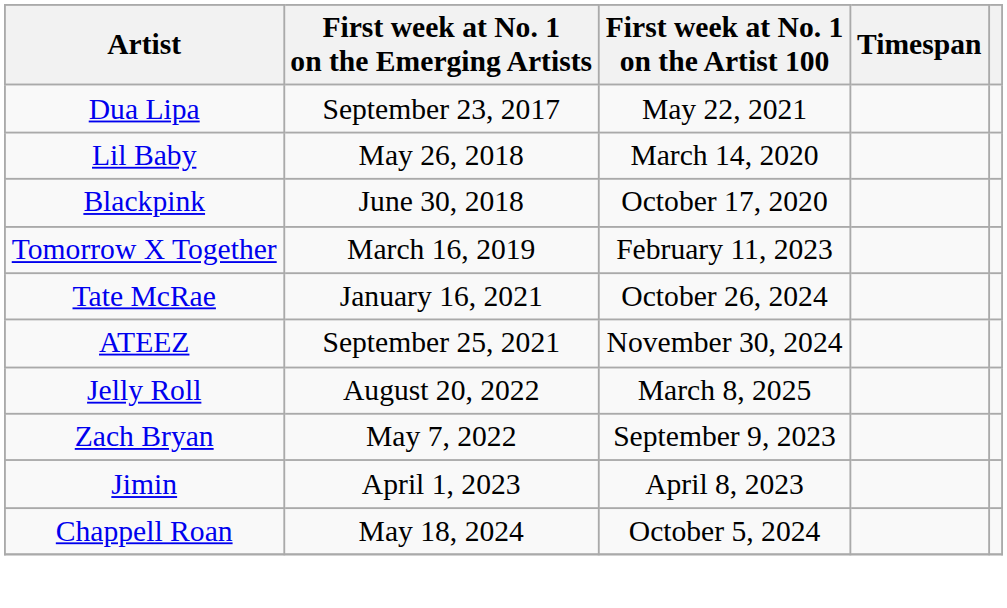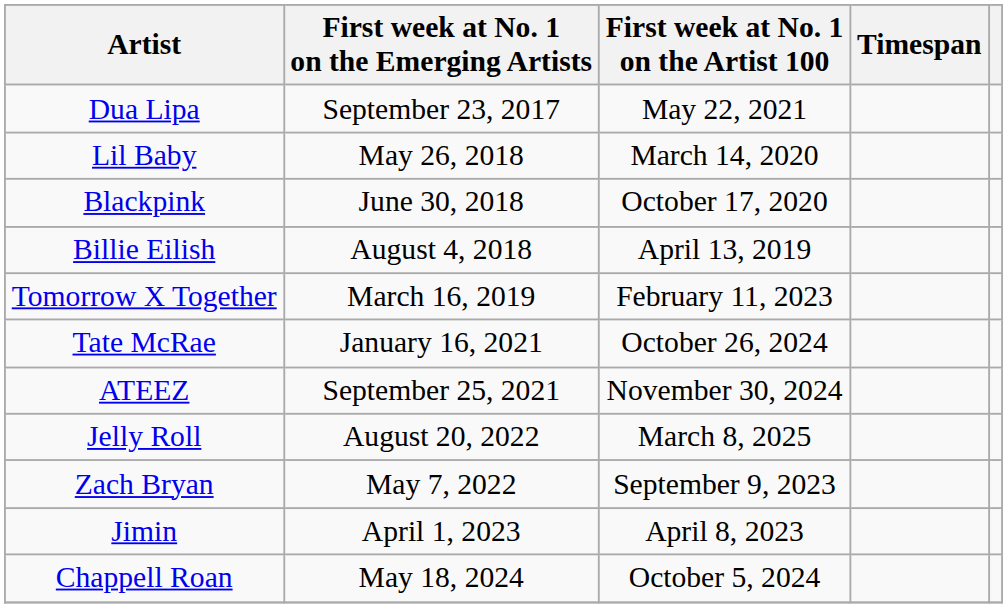+ row: (144, 249)
